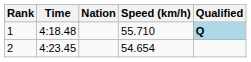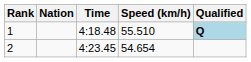columns swapped: (99, 13) <-> (58, 13)
(138, 31) 55.710 -> (138, 31) 55.510
